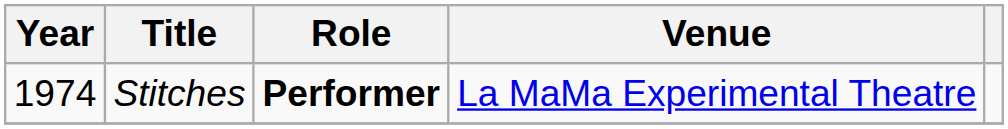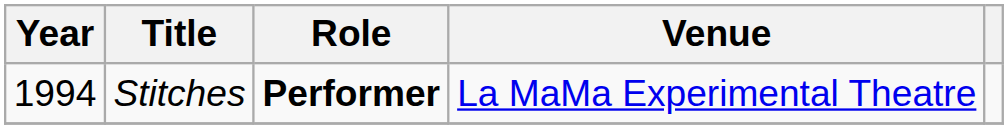(55, 92) 1974 -> (55, 92) 1994
